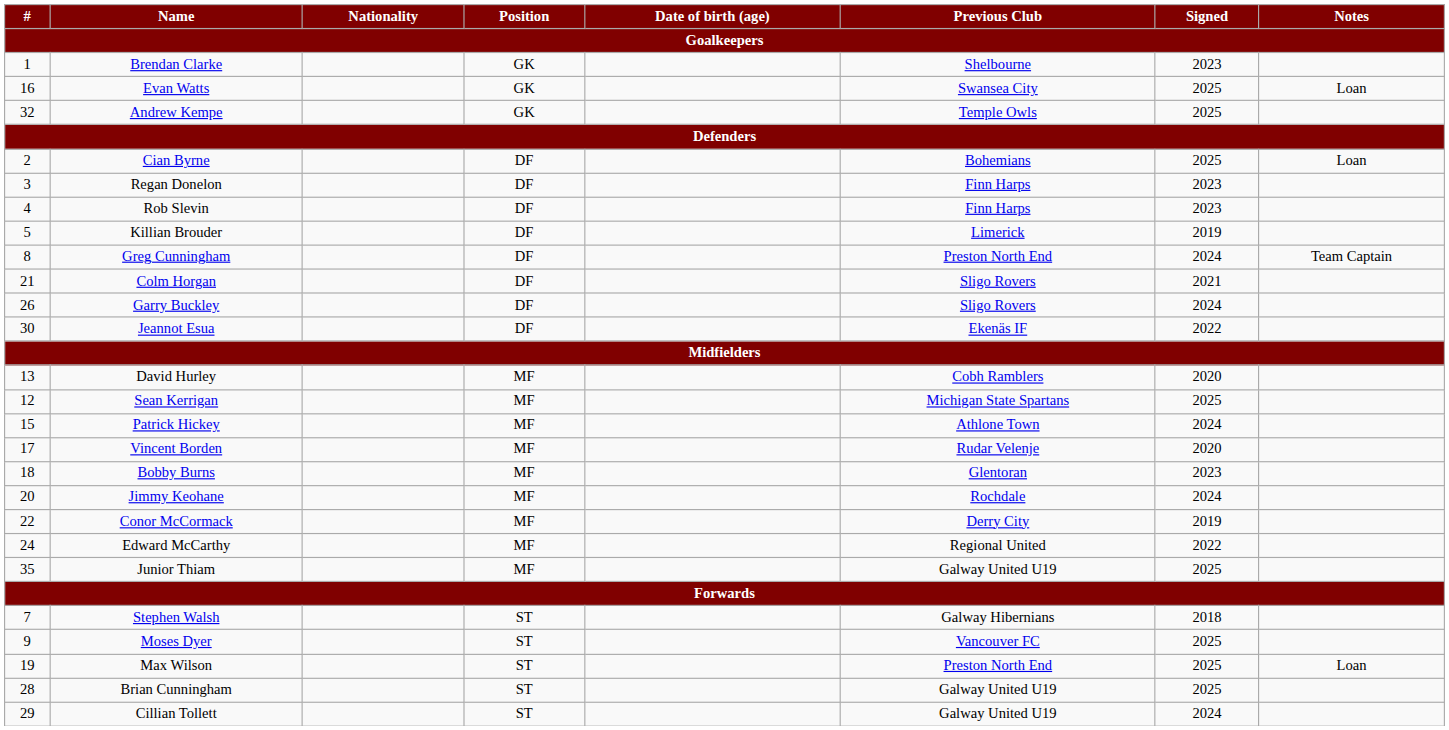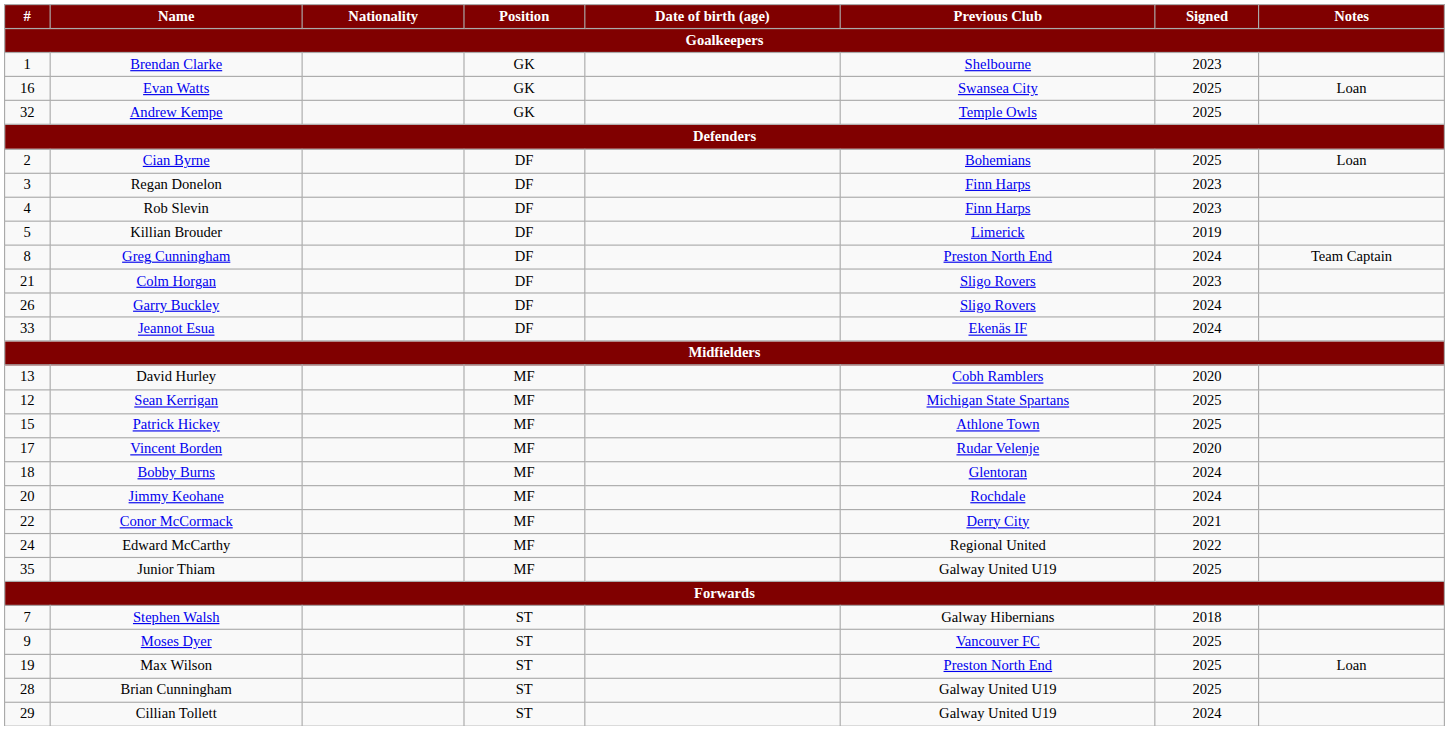(1207, 280) 2021 -> (1207, 280) 2023
(27, 328) 30 -> (27, 328) 33
(1207, 328) 2022 -> (1207, 328) 2024
(1207, 425) 2024 -> (1207, 425) 2025
(1207, 473) 2023 -> (1207, 473) 2024
(1207, 521) 2019 -> (1207, 521) 2021
